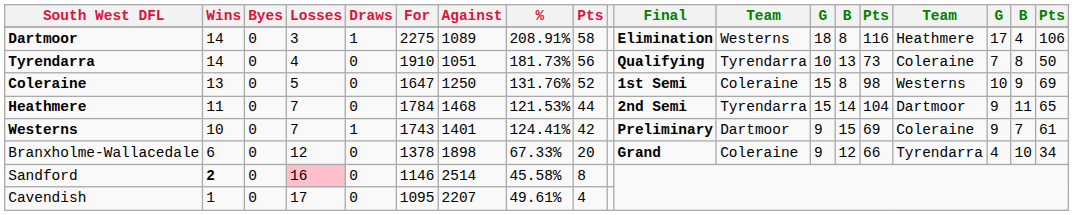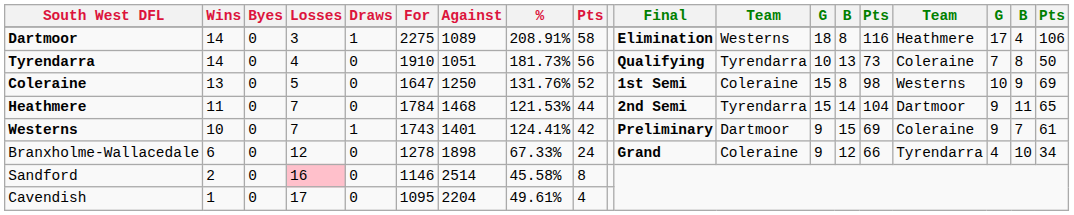(417, 153) 1378 -> (417, 153) 1278
(586, 153) 20 -> (586, 153) 24
(211, 176) bold -> (211, 176) normal
(459, 199) 2207 -> (459, 199) 2204
